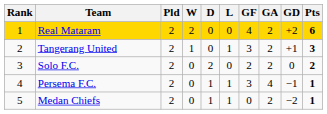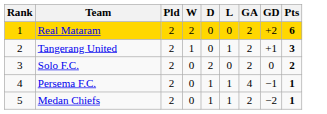- column: (249, 13)
